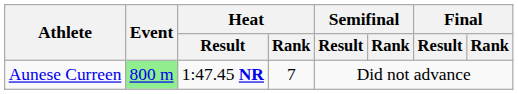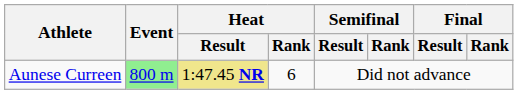(223, 75) no background -> (223, 75) khaki background
(291, 75) 7 -> (291, 75) 6
